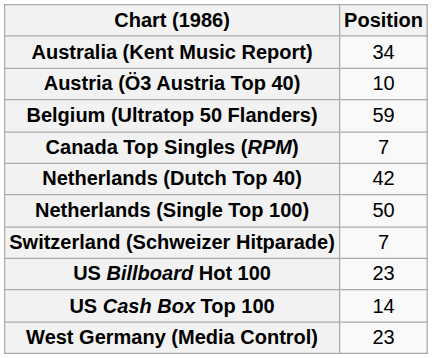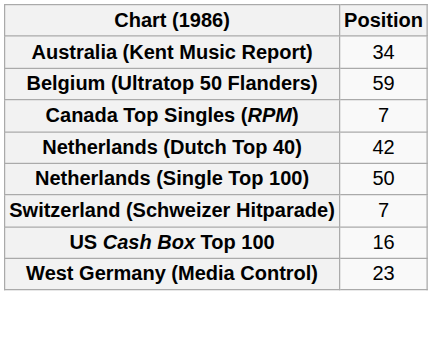- row: (172, 83)
- row: (172, 274)
(384, 305) 14 -> (384, 242) 16
